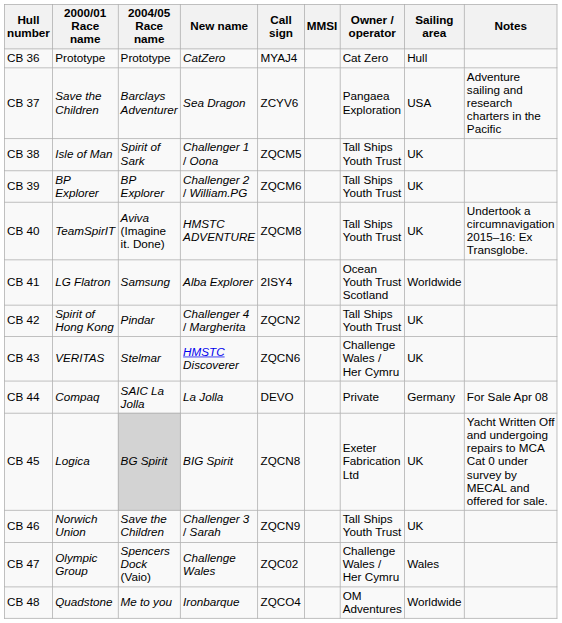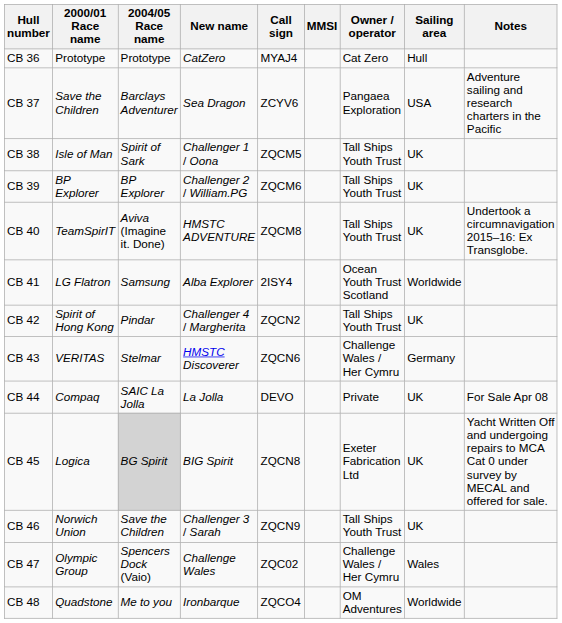(415, 359) UK -> (431, 359) Germany
(431, 397) Germany -> (415, 397) UK
